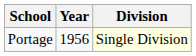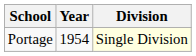(74, 39) 1956 -> (74, 39) 1954
